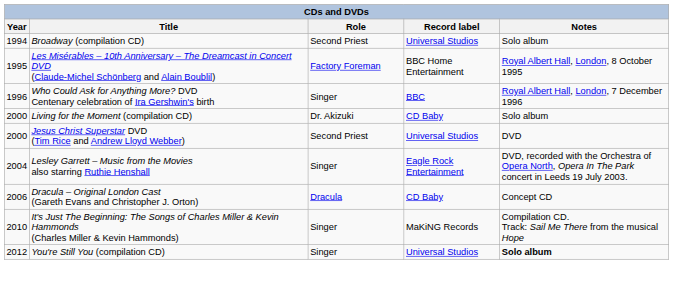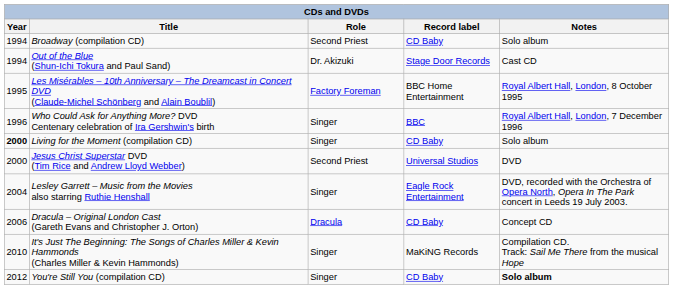(442, 41) Universal Studios -> (425, 41) CD Baby
+ row: (101, 61)
(17, 116) normal -> (17, 141) bold
(332, 116) Dr. Akizuki -> (324, 141) Singer
(442, 252) Universal Studios -> (425, 277) CD Baby
